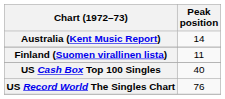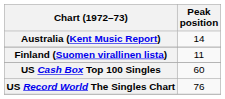(199, 70) 40 -> (199, 70) 60
